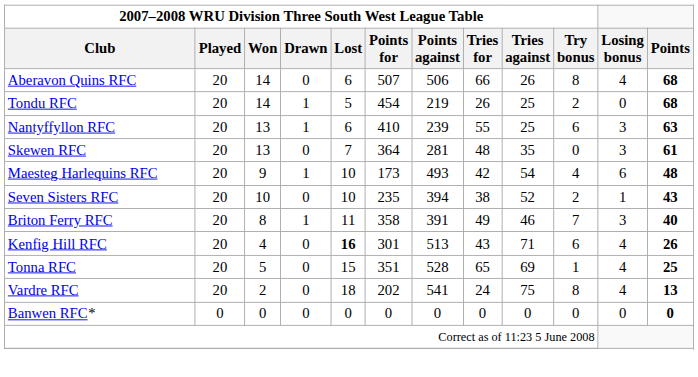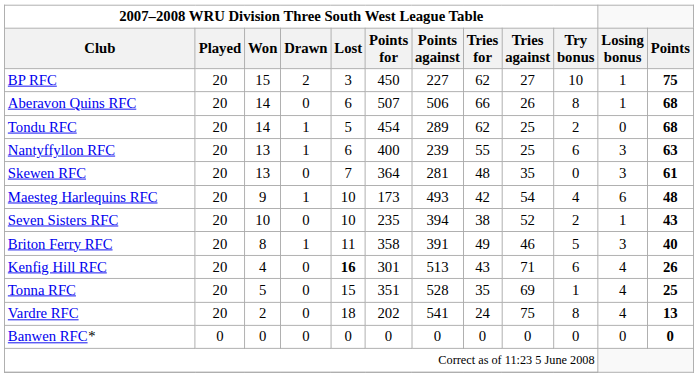+ row: (32, 80)
(623, 80) 4 -> (623, 103) 1
(437, 103) 219 -> (437, 126) 289
(483, 103) 26 -> (483, 126) 62
(389, 126) 410 -> (389, 150) 400
(576, 220) 7 -> (576, 243) 5
(483, 266) 65 -> (483, 290) 35
